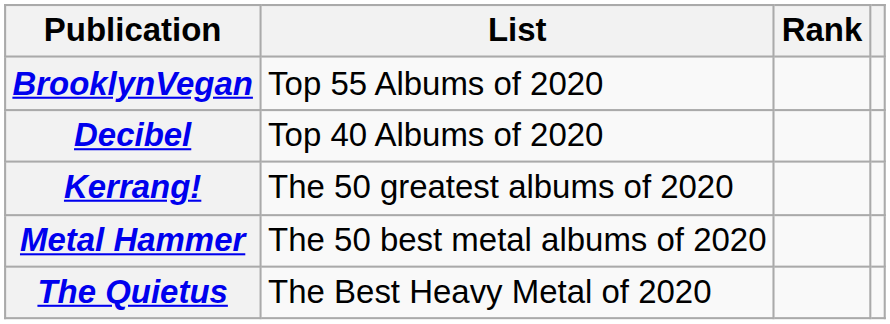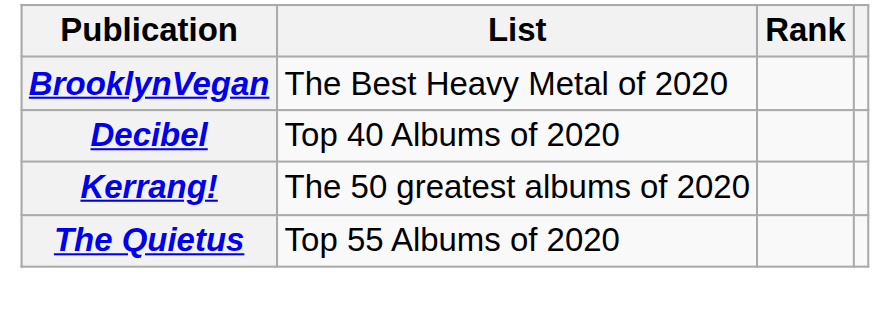(436, 82) Top 55 Albums of 2020 -> (506, 82) The Best Heavy Metal of 2020
- row: (133, 239)
(490, 291) The Best Heavy Metal of 2020 -> (452, 239) Top 55 Albums of 2020
